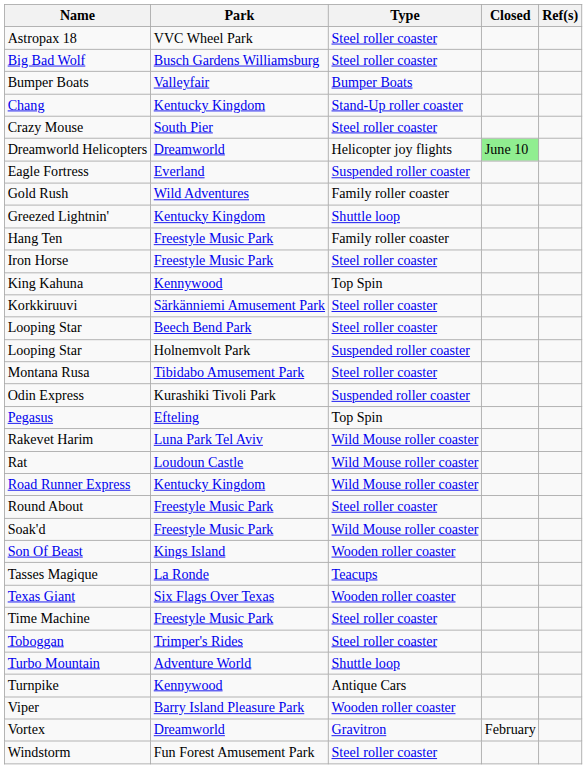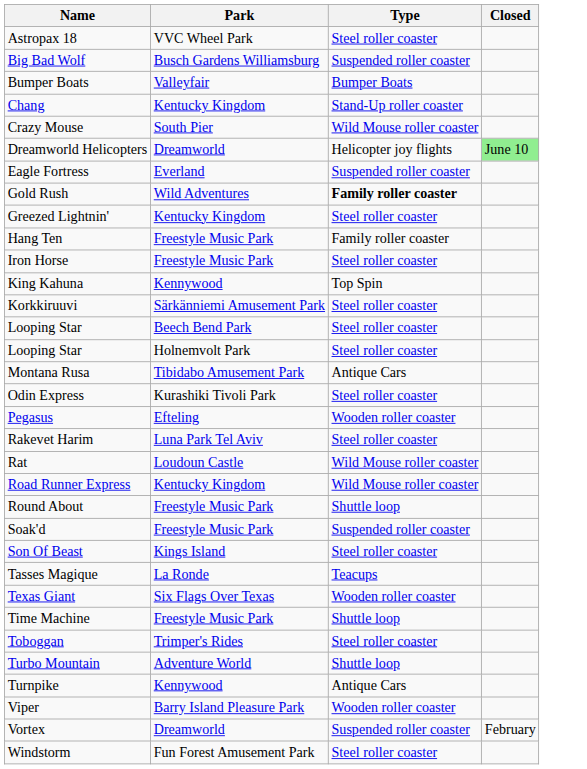- column: (560, 15)
(384, 60) Steel roller coaster -> (401, 60) Suspended roller coaster
(384, 127) Steel roller coaster -> (405, 127) Wild Mouse roller coaster
(390, 194) normal -> (394, 194) bold
(366, 216) Shuttle loop -> (384, 216) Steel roller coaster
(401, 350) Suspended roller coaster -> (384, 350) Steel roller coaster
(384, 372) Steel roller coaster -> (369, 372) Antique Cars
(401, 395) Suspended roller coaster -> (384, 395) Steel roller coaster
(357, 417) Top Spin -> (394, 417) Wooden roller coaster
(405, 439) Wild Mouse roller coaster -> (384, 439) Steel roller coaster
(384, 506) Steel roller coaster -> (366, 506) Shuttle loop
(405, 529) Wild Mouse roller coaster -> (401, 529) Suspended roller coaster
(394, 551) Wooden roller coaster -> (384, 551) Steel roller coaster
(384, 618) Steel roller coaster -> (366, 618) Shuttle loop
(359, 730) Gravitron -> (401, 730) Suspended roller coaster
